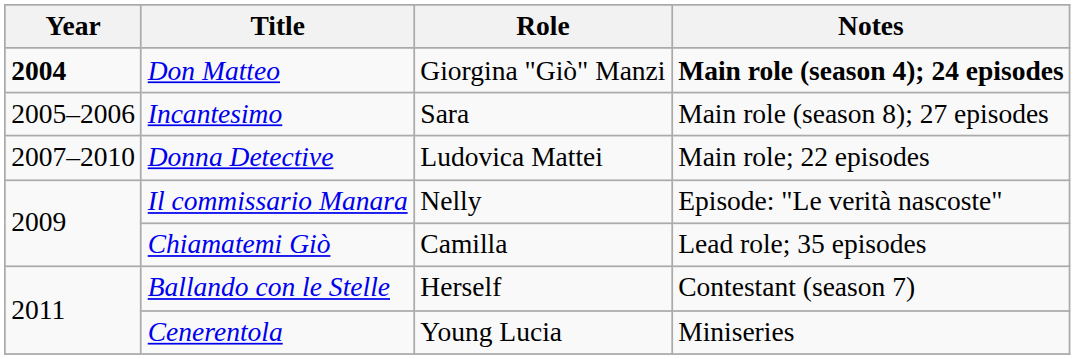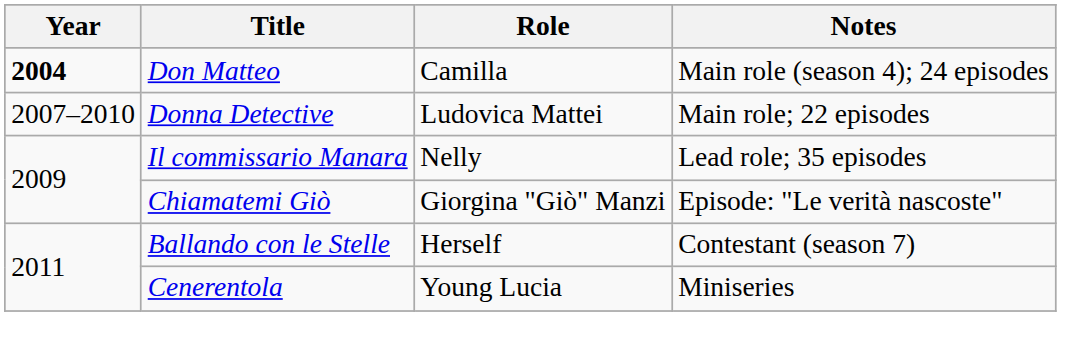(543, 69) Giorgina "Giò" Manzi -> (464, 69) Camilla
(871, 69) bold -> (864, 69) normal
- row: (215, 113)
(840, 200) Episode: "Le verità nascoste" -> (802, 157) Lead role; 35 episodes
(464, 244) Camilla -> (543, 200) Giorgina "Giò" Manzi
(802, 244) Lead role; 35 episodes -> (840, 200) Episode: "Le verità nascoste"
